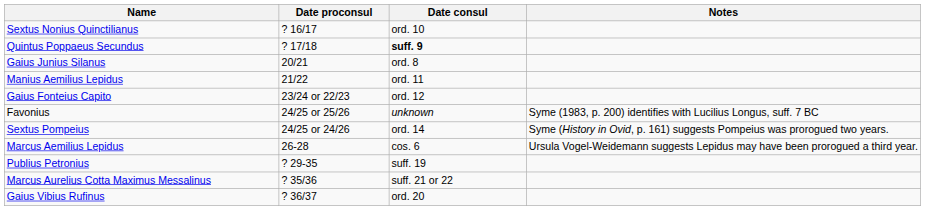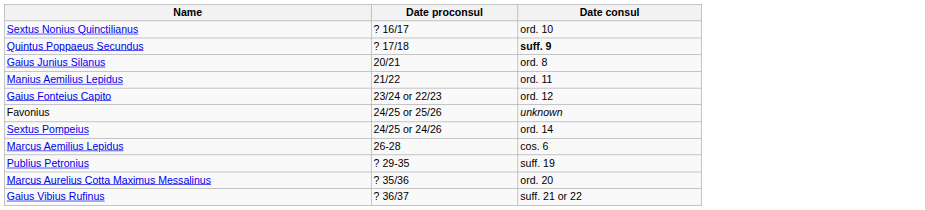- column: (723, 12)
(422, 180) suff. 21 or 22 -> (537, 180) ord. 20
(408, 197) ord. 20 -> (551, 197) suff. 21 or 22
